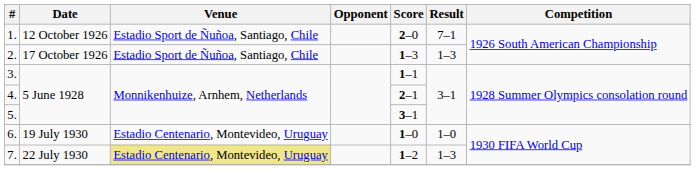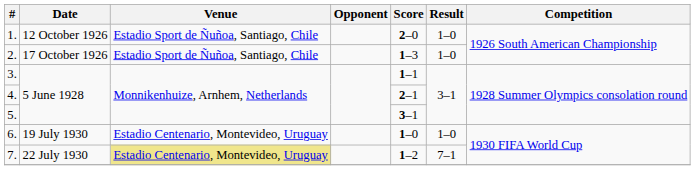(447, 34) 7–1 -> (447, 34) 1–0
(447, 54) 1–3 -> (447, 54) 1–0
(447, 154) 1–3 -> (447, 154) 7–1
